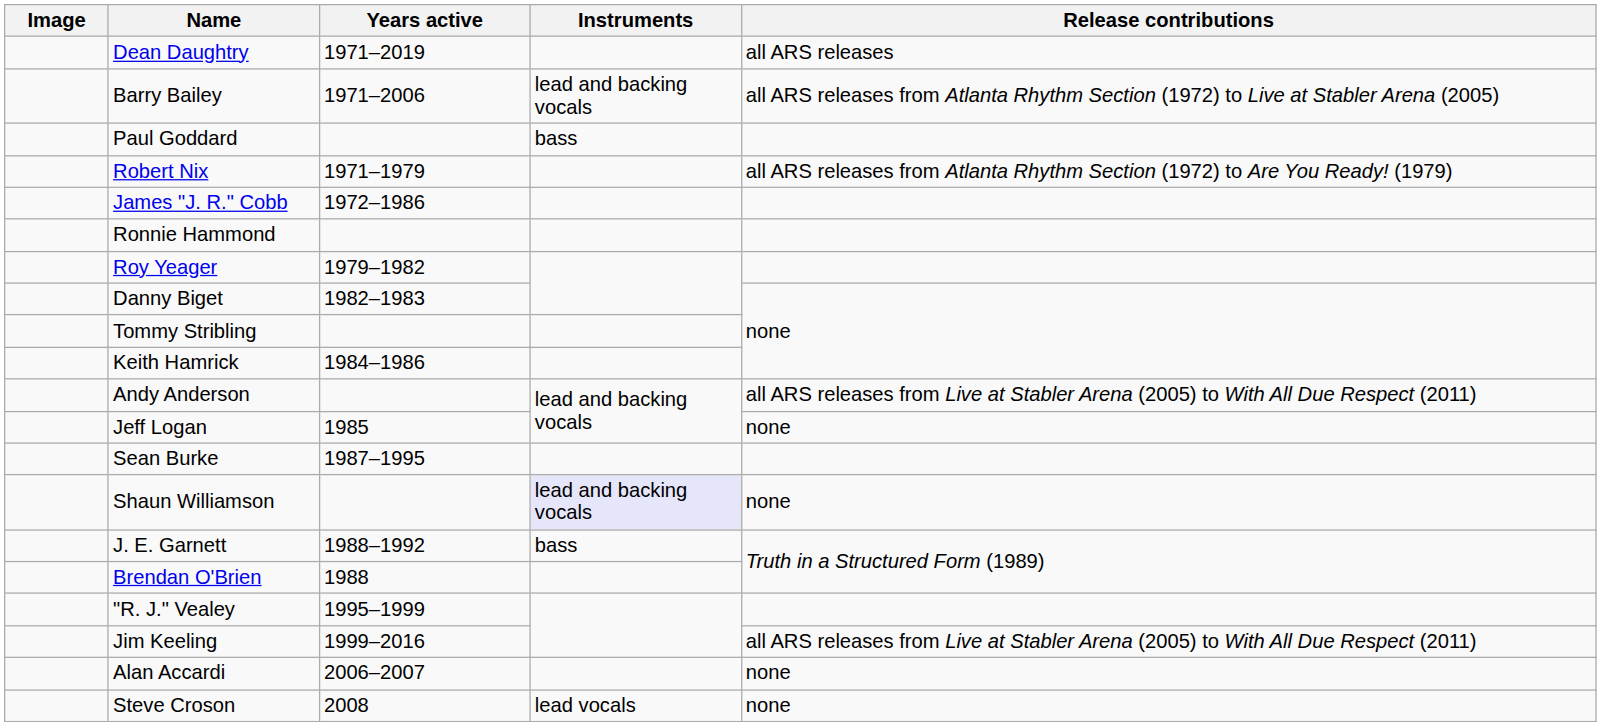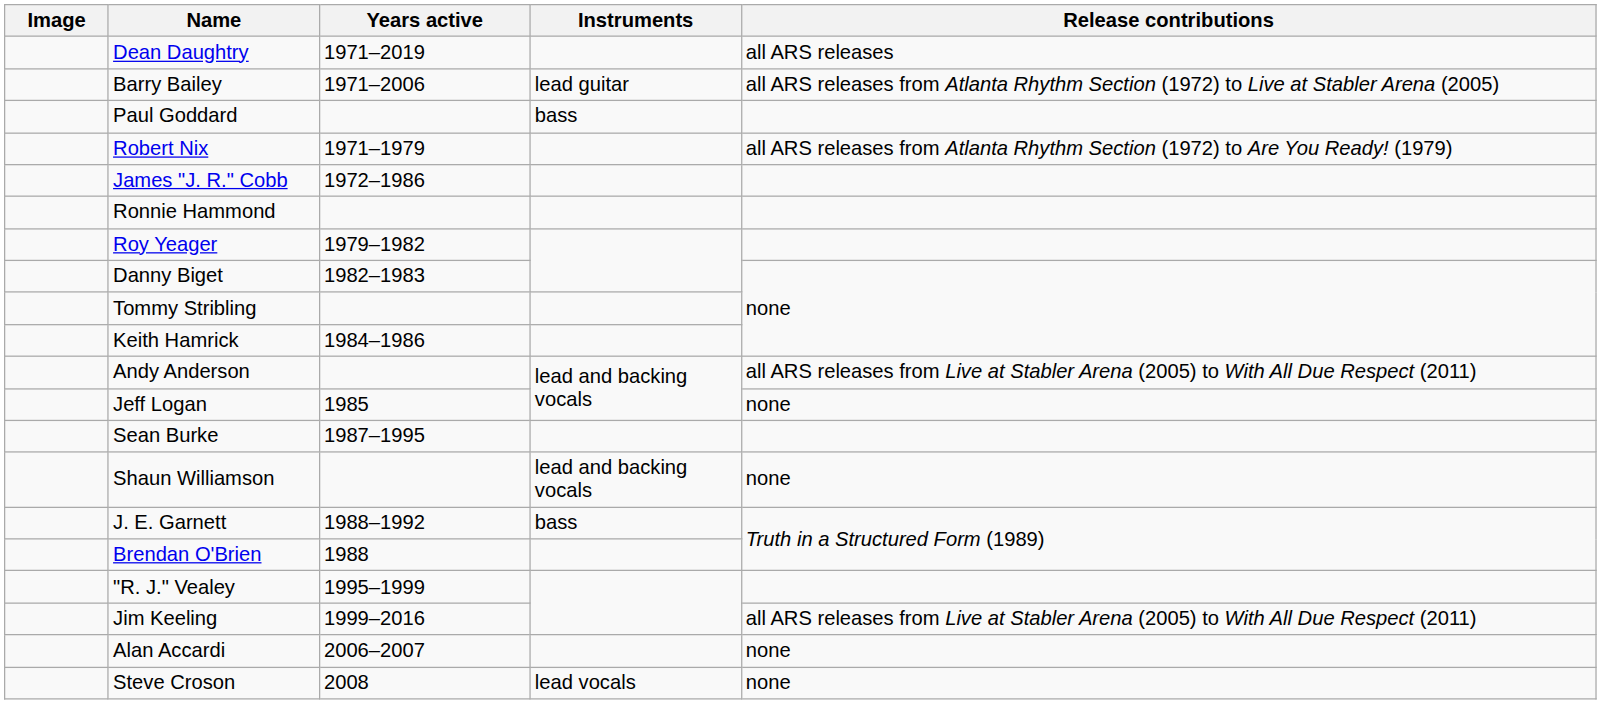(611, 95) lead and backing vocals -> (582, 84) lead guitar
(611, 502) lavender background -> (611, 479) no background
